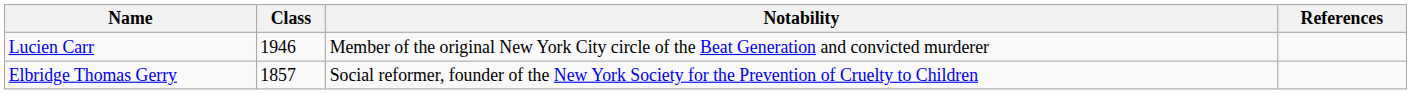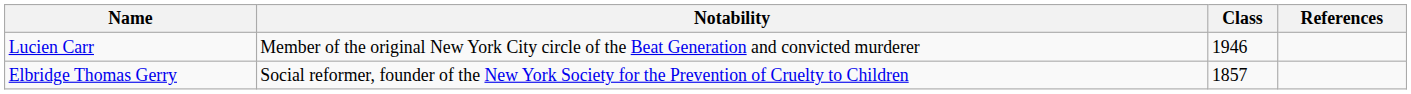columns swapped: (291, 18) <-> (801, 18)
